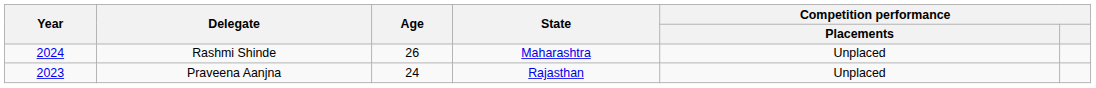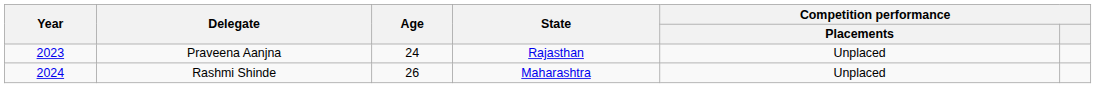rows swapped: (234, 73) <-> (234, 54)
